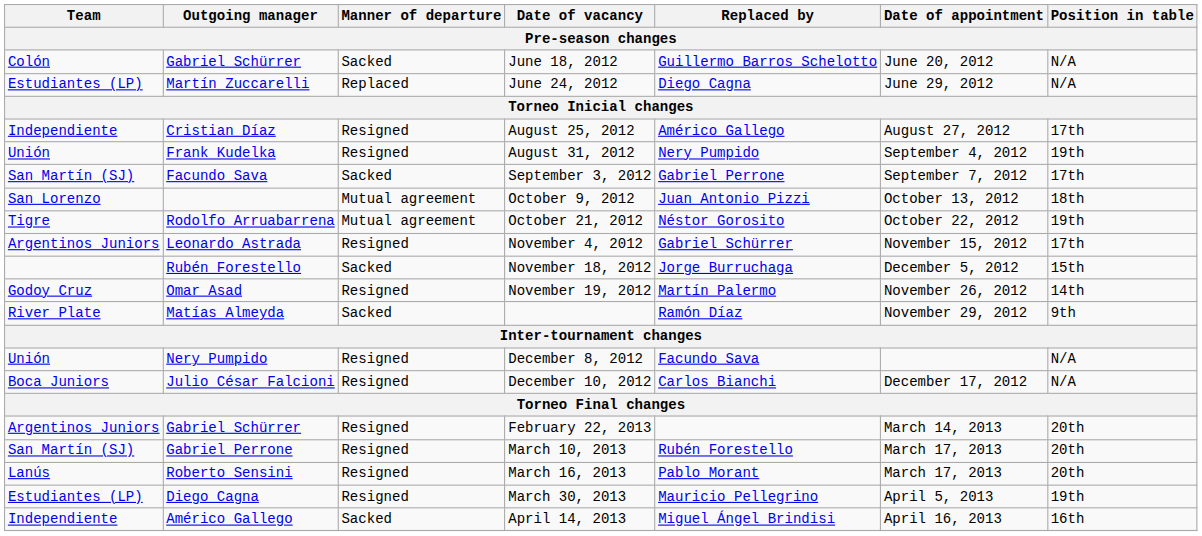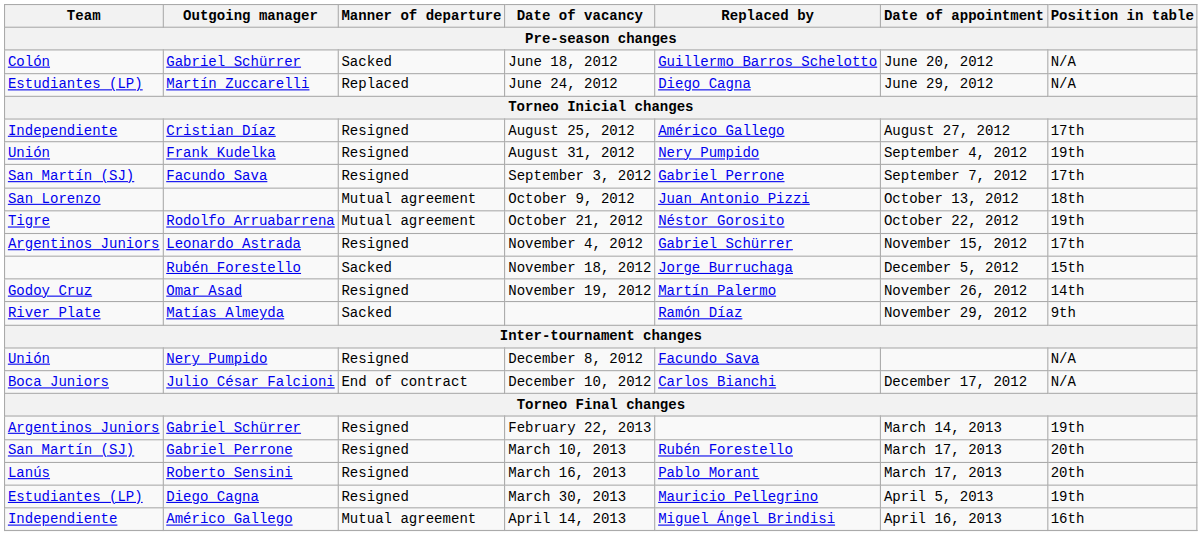(367, 176) Sacked -> (375, 176) Resigned
(375, 382) Resigned -> (405, 382) End of contract
(1068, 428) 20th -> (1068, 428) 19th
(367, 519) Sacked -> (409, 519) Mutual agreement
